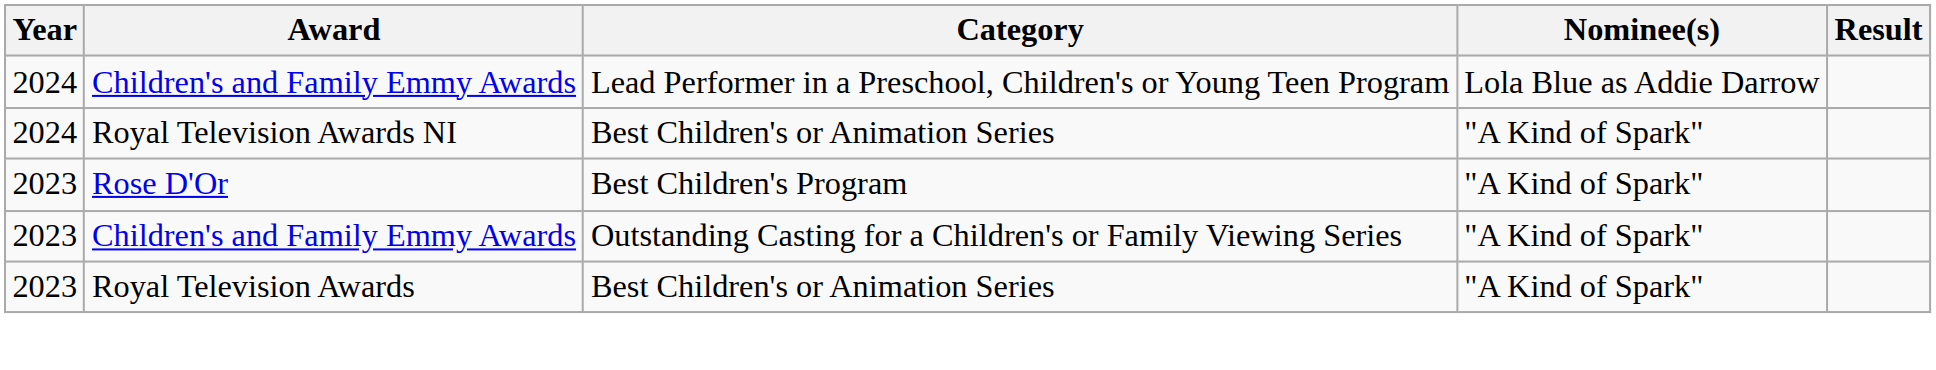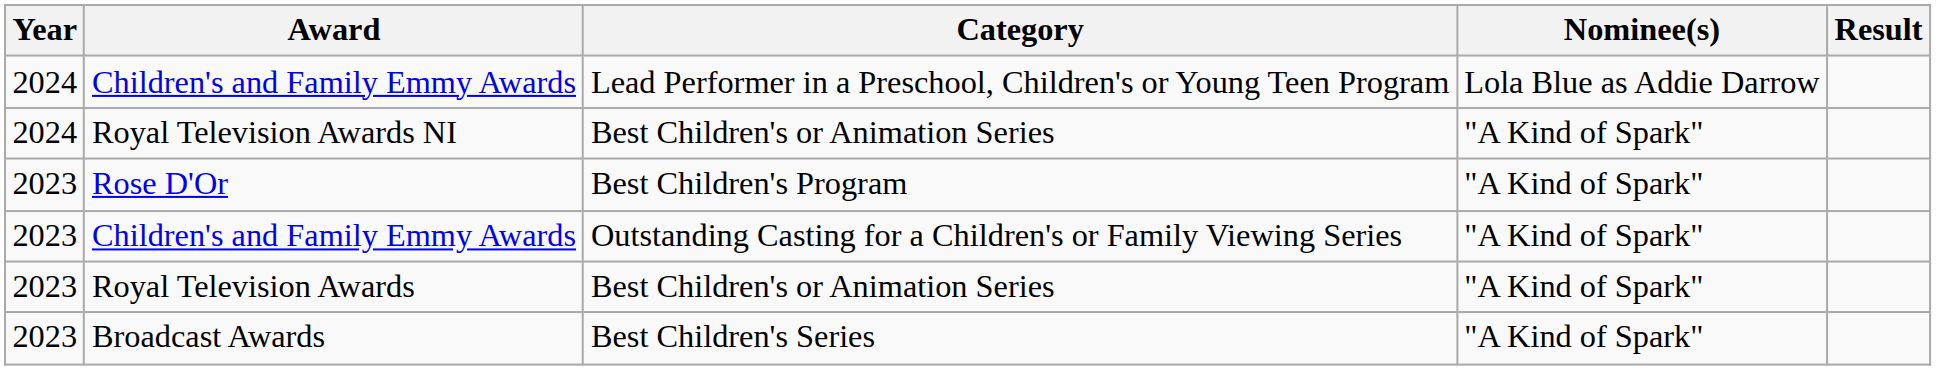+ row: (209, 337)
